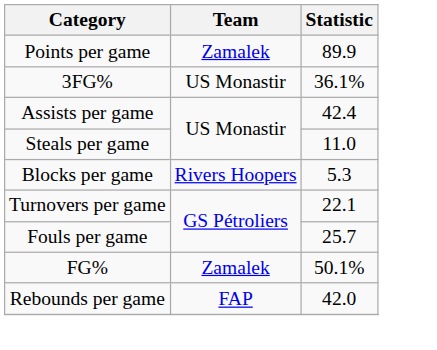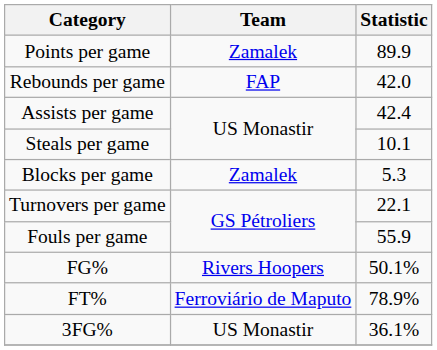rows swapped: (87, 298) <-> (87, 81)
(339, 143) 11.0 -> (394, 143) 10.1
(236, 174) Rivers Hoopers -> (263, 174) Zamalek
(339, 236) 25.7 -> (394, 236) 55.9
(236, 267) Zamalek -> (263, 267) Rivers Hoopers
+ row: (87, 298)
